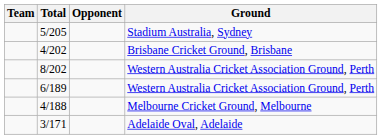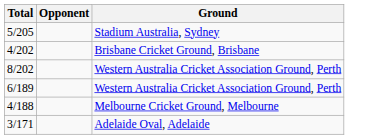- column: (21, 13)
